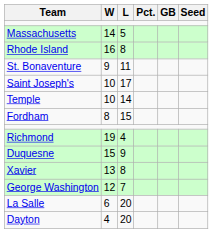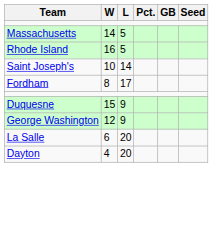(123, 50) 8 -> (123, 50) 5
- row: (44, 67)
(126, 83) 17 -> (126, 67) 14
- row: (23, 100)
(126, 116) 15 -> (126, 83) 17
- row: (30, 137)
- row: (21, 170)
(123, 187) 7 -> (123, 121) 9
